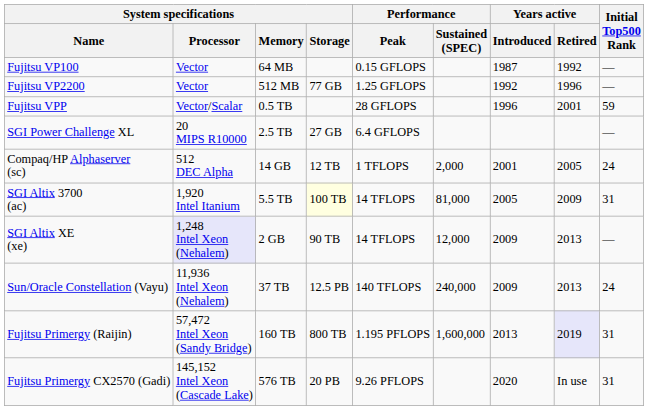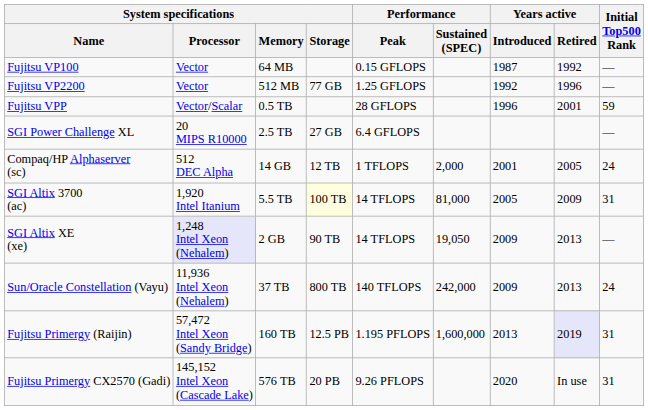(453, 239) 12,000 -> (453, 239) 19,050
(329, 287) 12.5 PB -> (328, 287) 800 TB
(456, 287) 240,000 -> (456, 287) 242,000
(328, 334) 800 TB -> (329, 334) 12.5 PB
